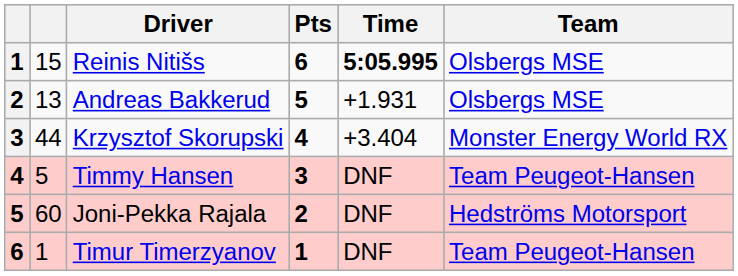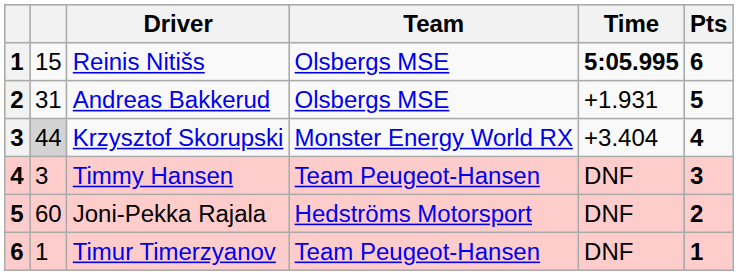columns swapped: (588, 24) <-> (313, 24)
(48, 100) 13 -> (48, 100) 31
(48, 138) no background -> (48, 138) lightgrey background
(42, 176) 5 -> (42, 176) 3
